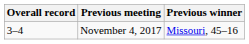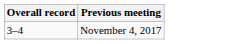- column: (204, 13)
